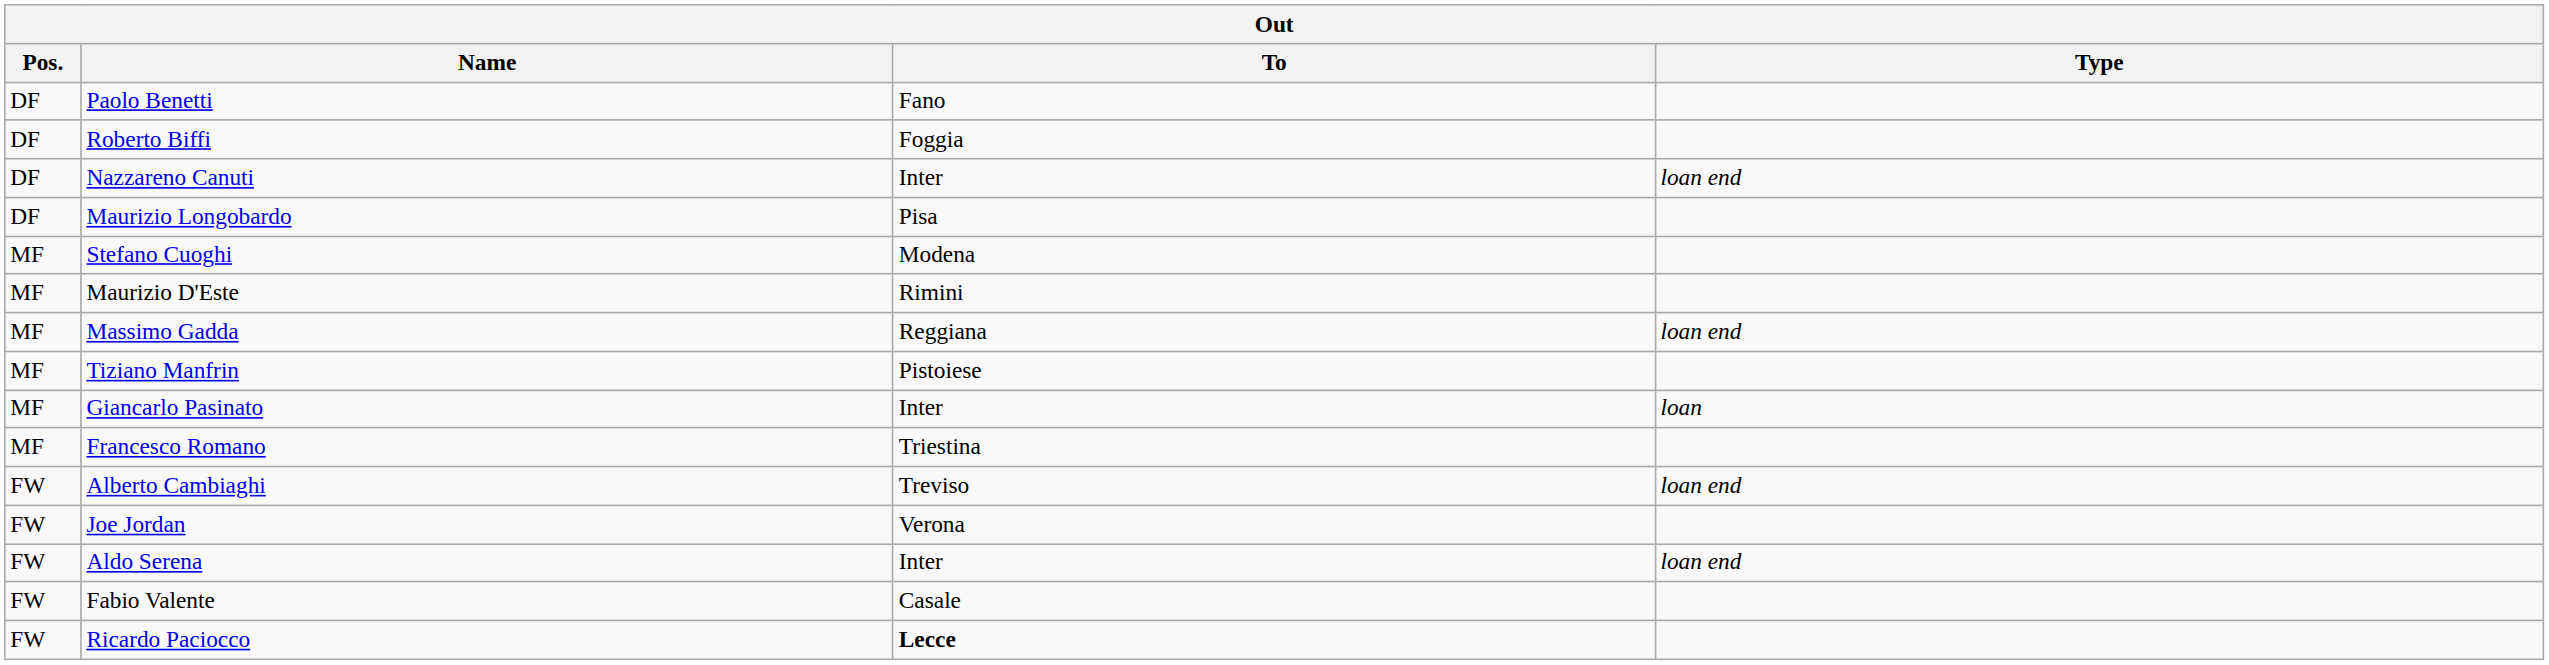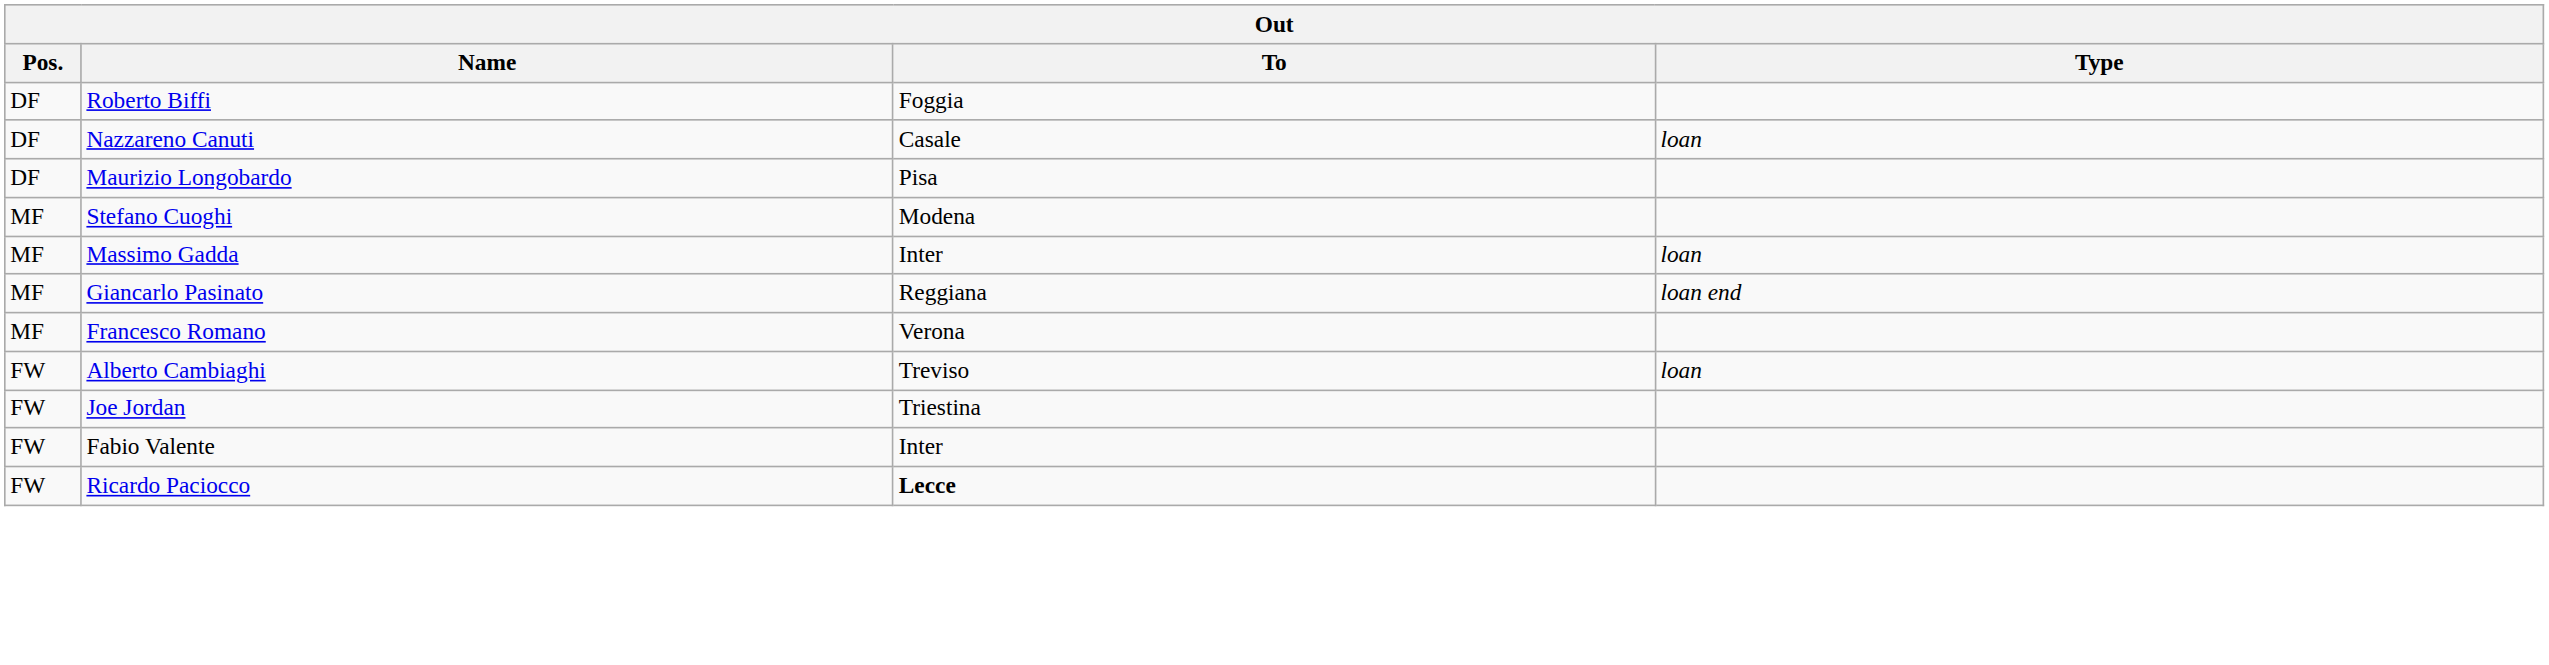- row: (150, 101)
(921, 178) Inter -> (930, 139) Casale
(1701, 178) loan end -> (1681, 139) loan
- row: (163, 293)
(943, 331) Reggiana -> (921, 254) Inter
(1701, 331) loan end -> (1681, 254) loan
- row: (163, 370)
(921, 408) Inter -> (943, 293) Reggiana
(1681, 408) loan -> (1701, 293) loan end
(940, 447) Triestina -> (932, 331) Verona
(1701, 485) loan end -> (1681, 370) loan
(932, 524) Verona -> (940, 408) Triestina
- row: (144, 562)
(930, 601) Casale -> (921, 447) Inter
